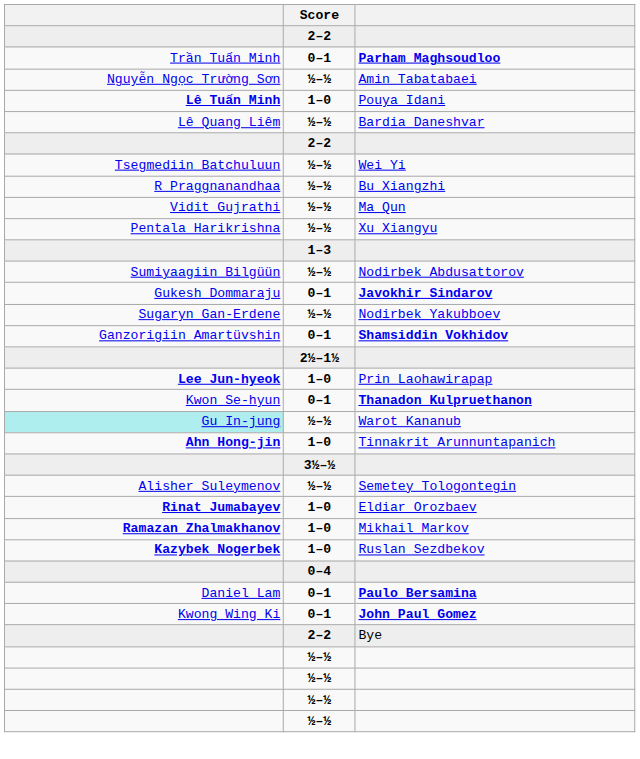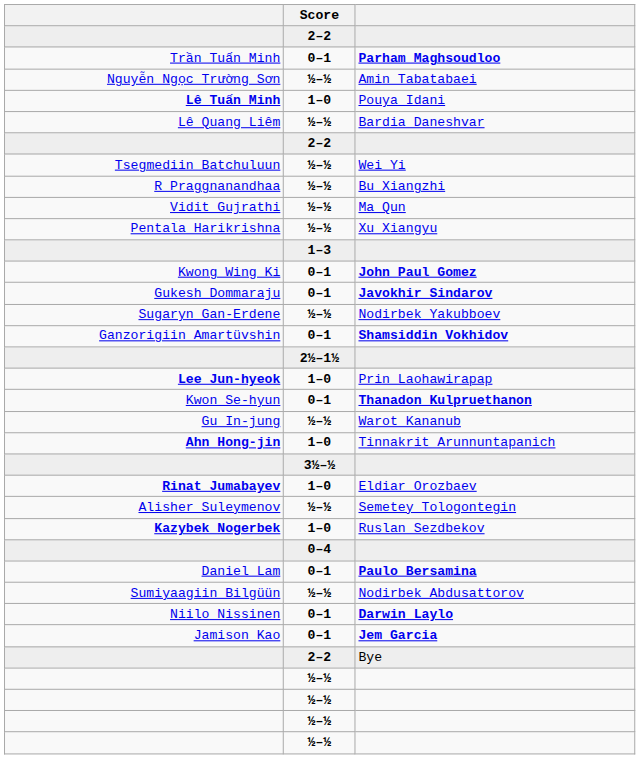rows swapped: (319, 272) <-> (319, 614)
(241, 422) paleturquoise background -> (241, 422) no background
rows swapped: (319, 507) <-> (319, 486)
- row: (319, 529)
+ row: (319, 614)
+ row: (319, 636)
